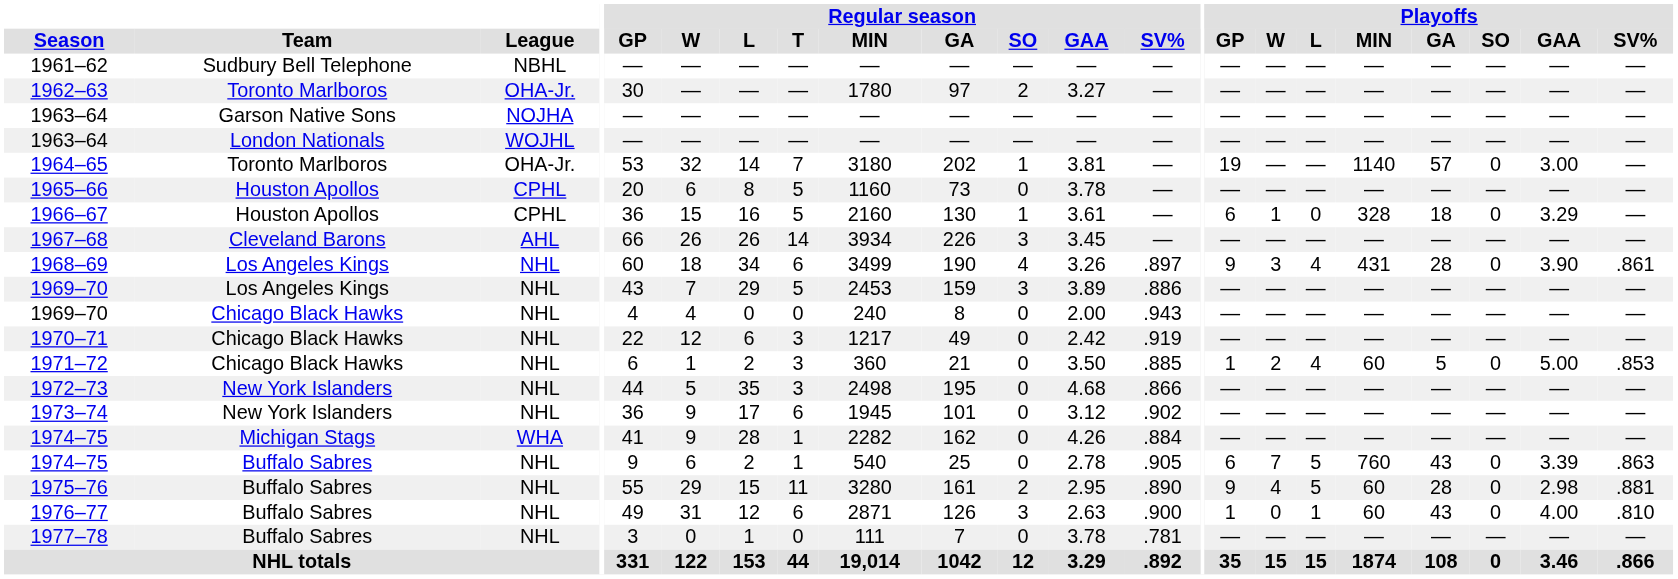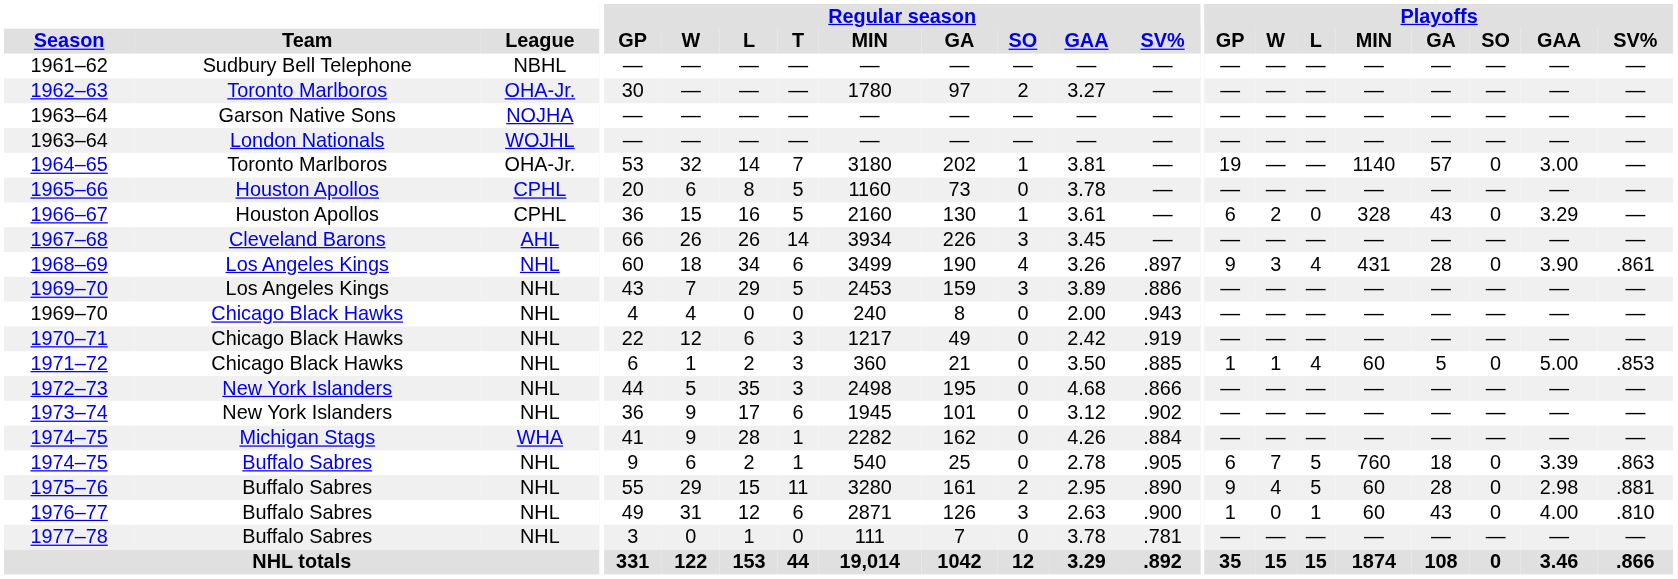(1276, 214) 1 -> (1276, 214) 2
(1441, 214) 18 -> (1441, 214) 43
(1276, 363) 2 -> (1276, 363) 1
(1441, 462) 43 -> (1441, 462) 18
